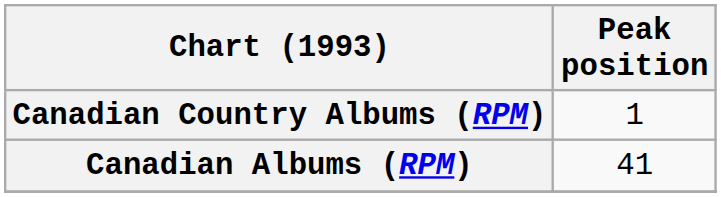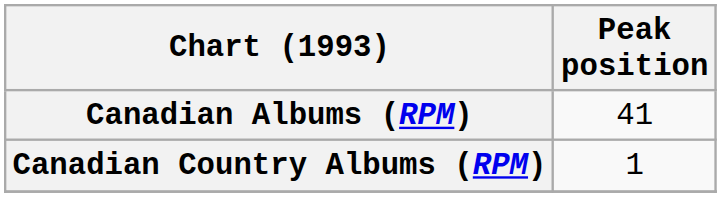rows swapped: (279, 166) <-> (279, 116)
